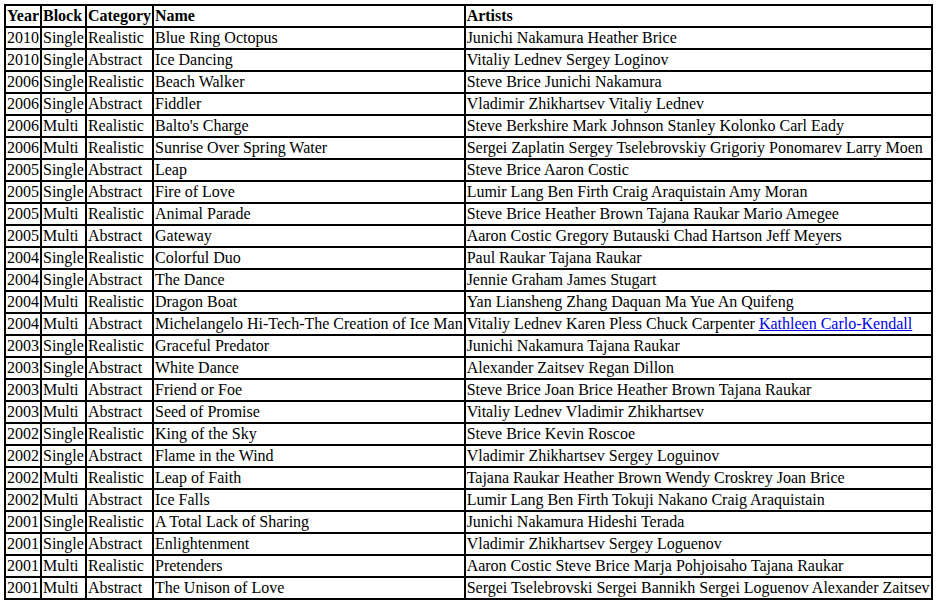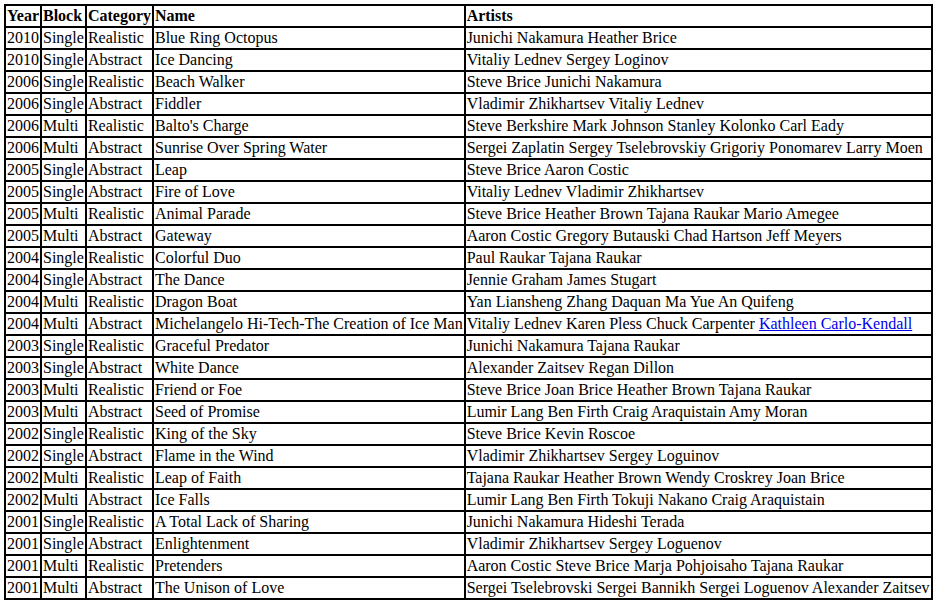(116, 148) Realistic -> (115, 148) Abstract
(637, 192) Lumir Lang Ben Firth Craig Araquistain Amy Moran -> (585, 192) Vitaliy Lednev Vladimir Zhikhartsev
(115, 390) Abstract -> (116, 390) Realistic
(585, 412) Vitaliy Lednev Vladimir Zhikhartsev -> (637, 412) Lumir Lang Ben Firth Craig Araquistain Amy Moran
